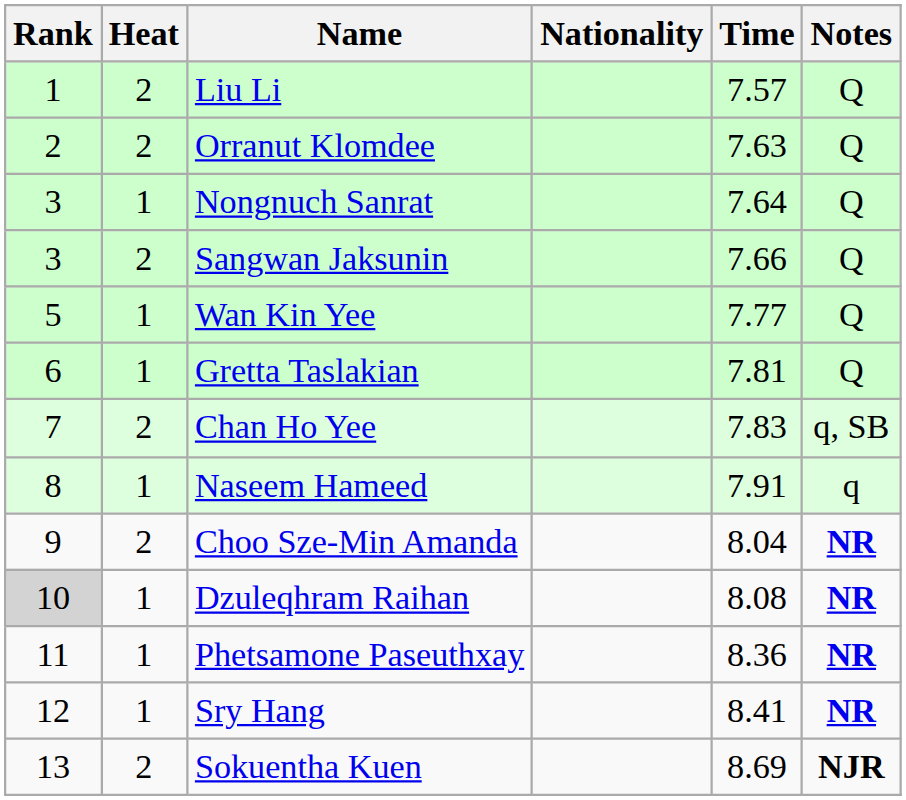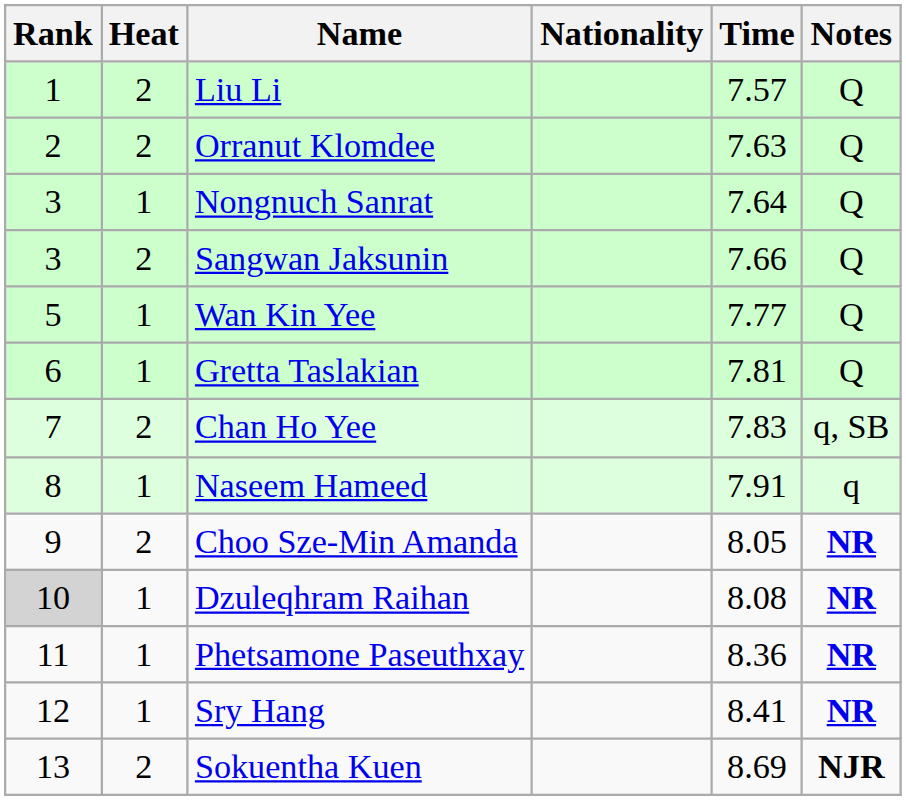(757, 540) 8.04 -> (757, 540) 8.05
